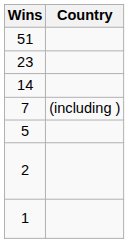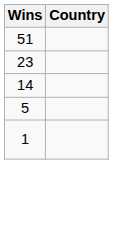- row: (25, 108)
- row: (25, 170)
